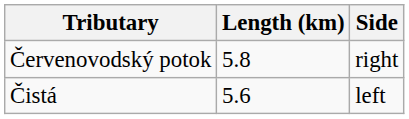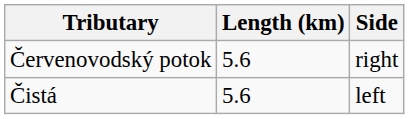(236, 58) 5.8 -> (236, 58) 5.6
